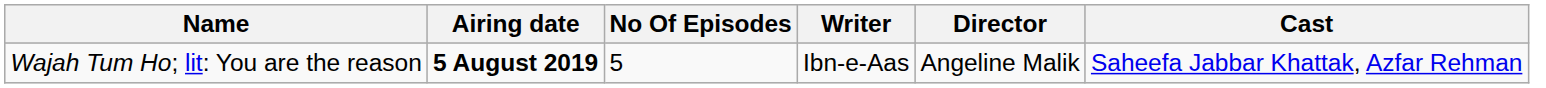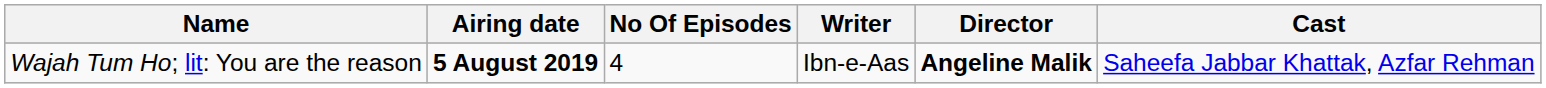(616, 62) 5 -> (616, 62) 4
(1000, 62) normal -> (1006, 62) bold
